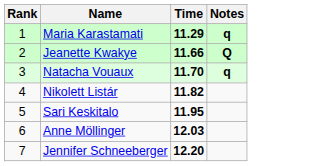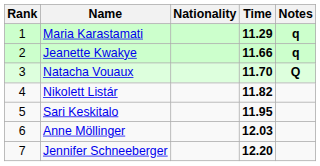+ column: (205, 14)
(227, 53) Q -> (296, 53) q
(227, 72) q -> (296, 72) Q
